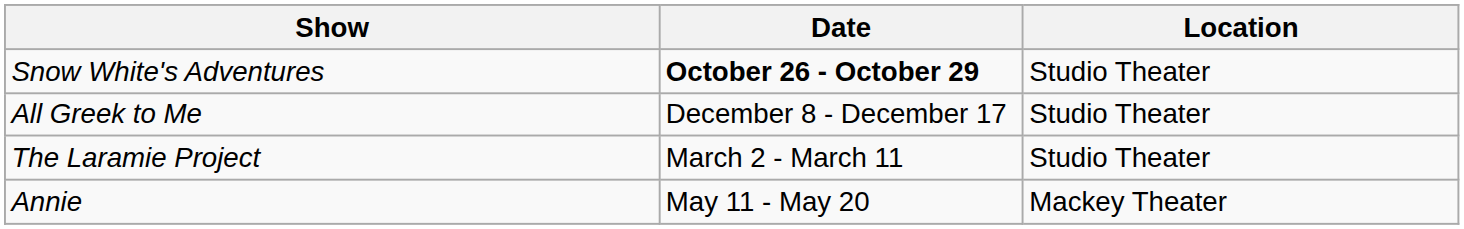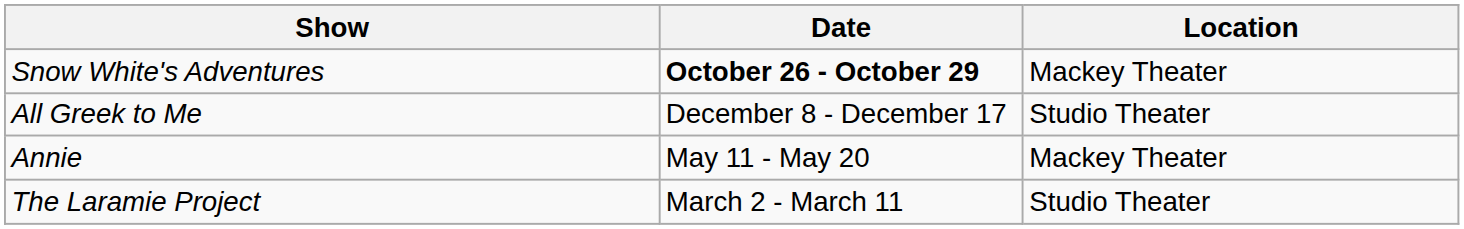(1120, 71) Studio Theater -> (1128, 71) Mackey Theater
rows swapped: (136, 158) <-> (47, 202)
